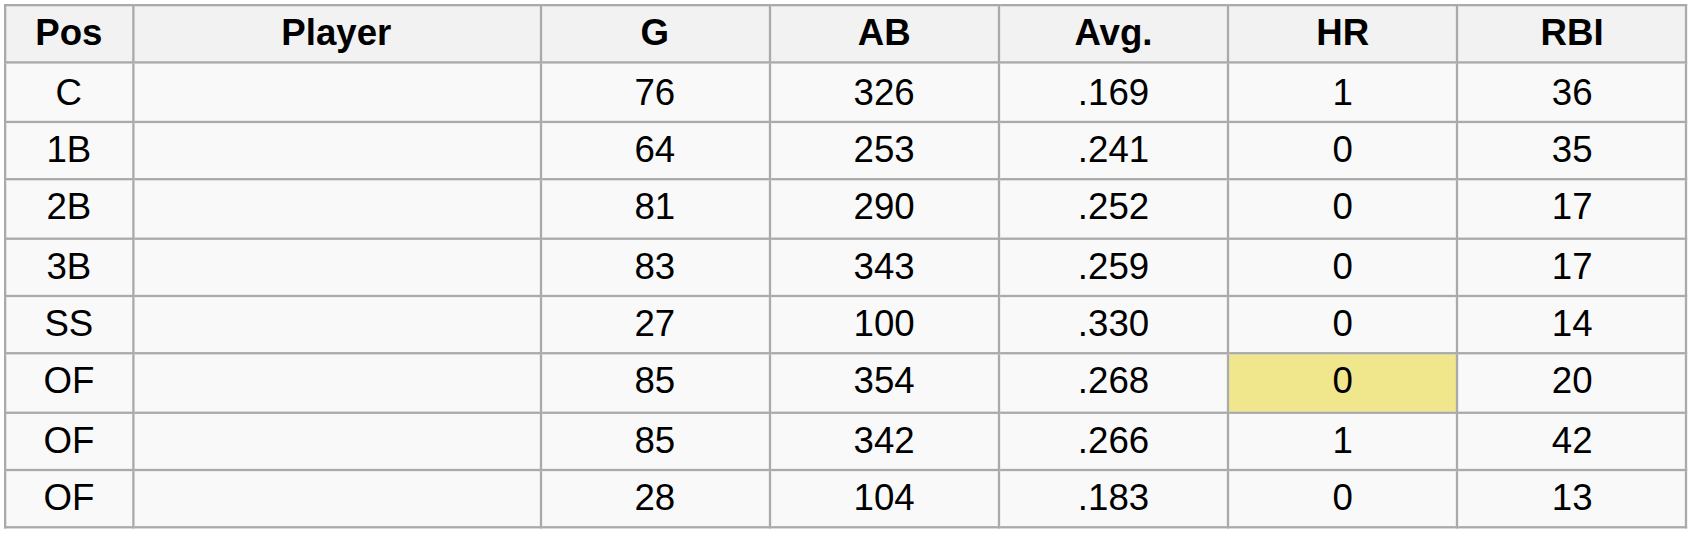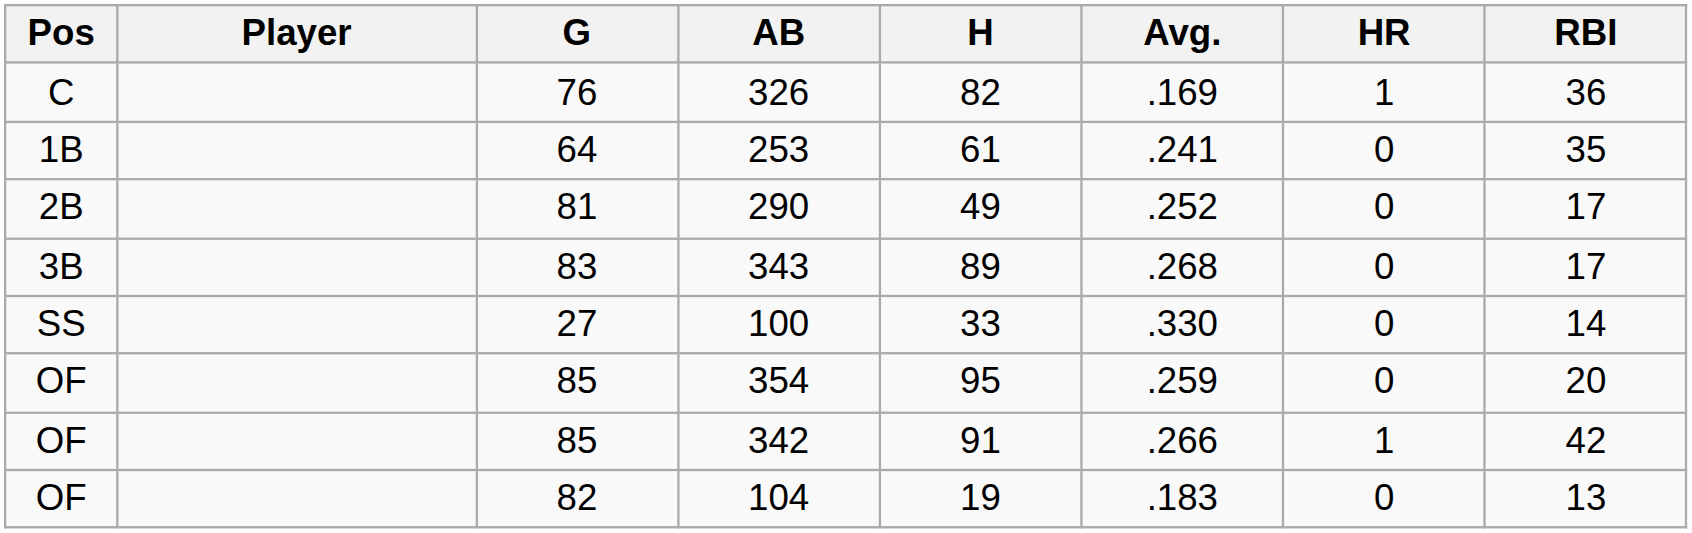+ column: (981, 33)
(1113, 265) .259 -> (1182, 265) .268
(1113, 382) .268 -> (1182, 382) .259
(1343, 382) khaki background -> (1384, 382) no background
(655, 498) 28 -> (577, 498) 82
